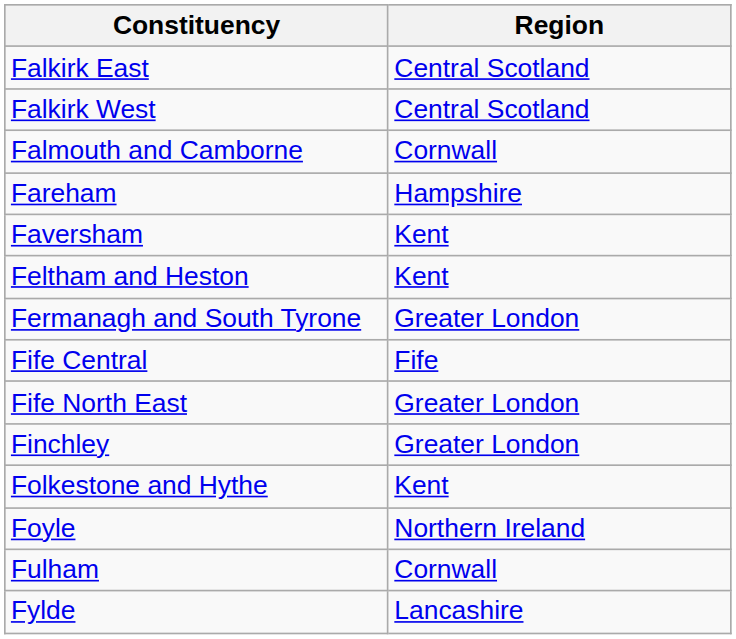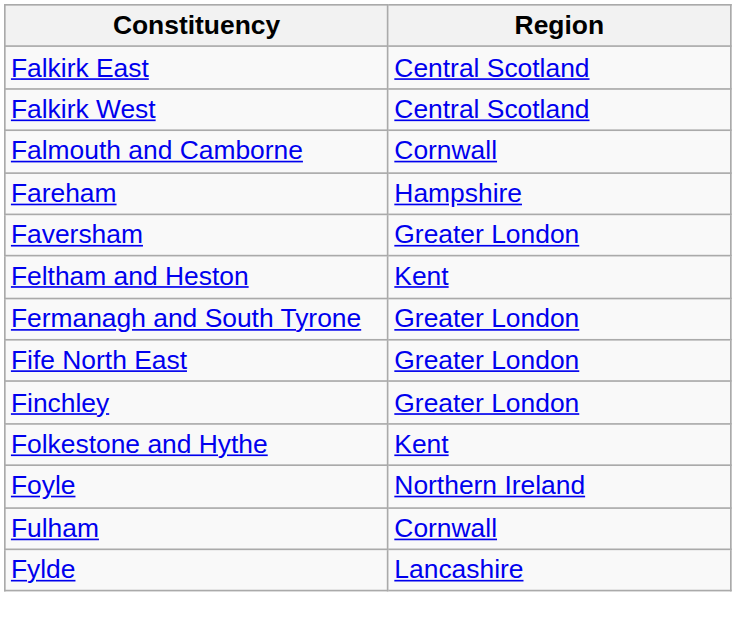(421, 234) Kent -> (487, 234) Greater London
- row: (79, 360)
